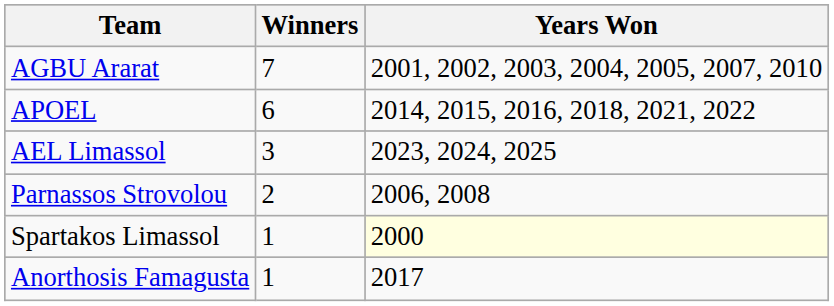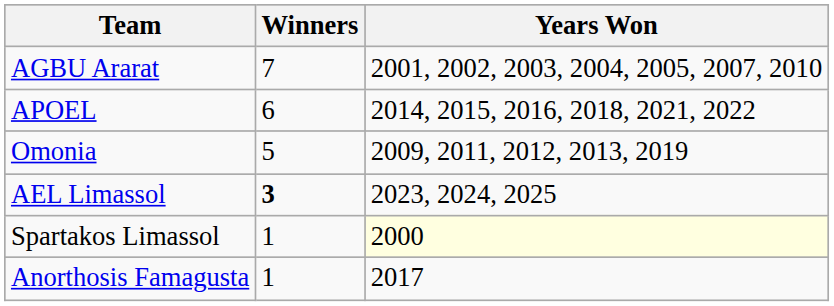+ row: (54, 151)
(268, 151) normal -> (268, 194) bold
- row: (119, 194)
